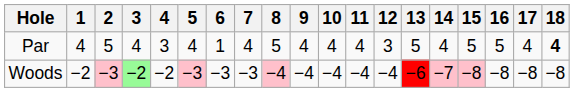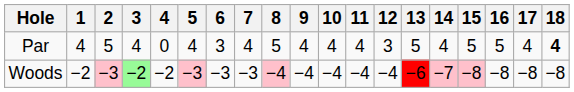(164, 45) 3 -> (164, 45) 0
(220, 45) 1 -> (220, 45) 3
